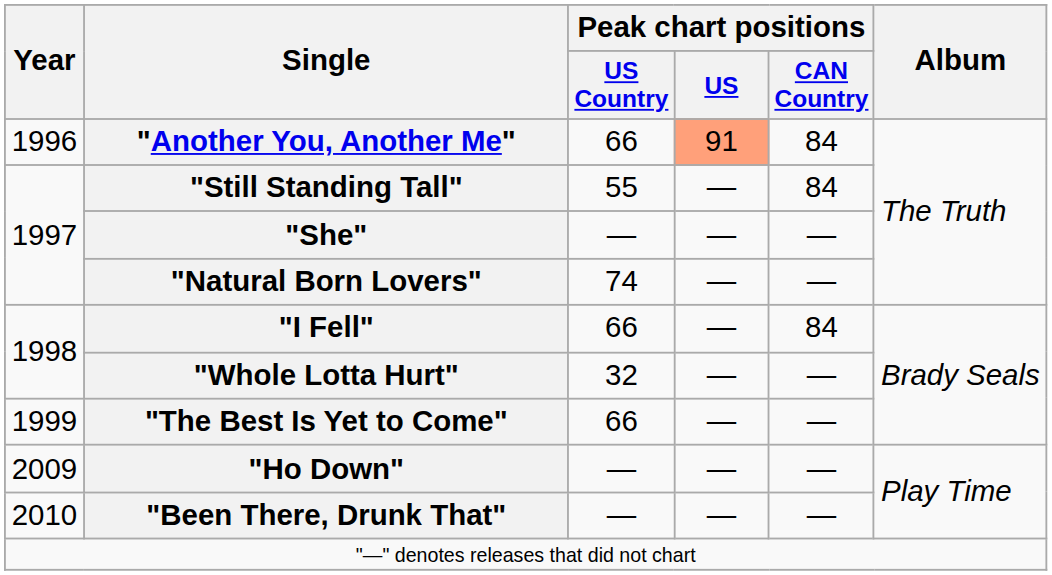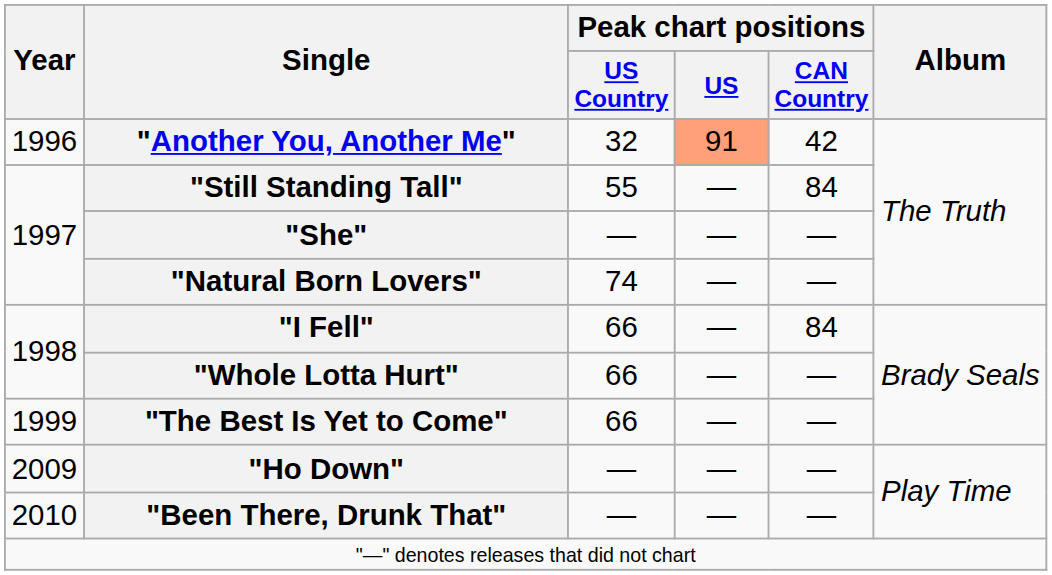(621, 141) 66 -> (621, 141) 32
(821, 141) 84 -> (821, 141) 42
(621, 374) 32 -> (621, 374) 66
